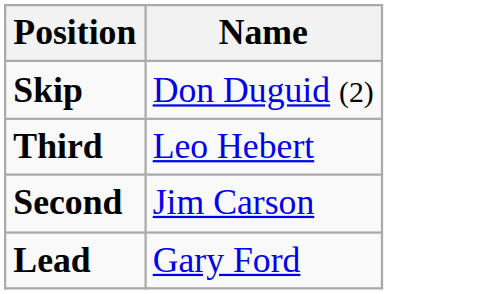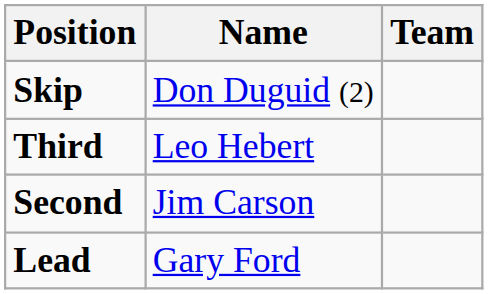+ column: (432, 32)
